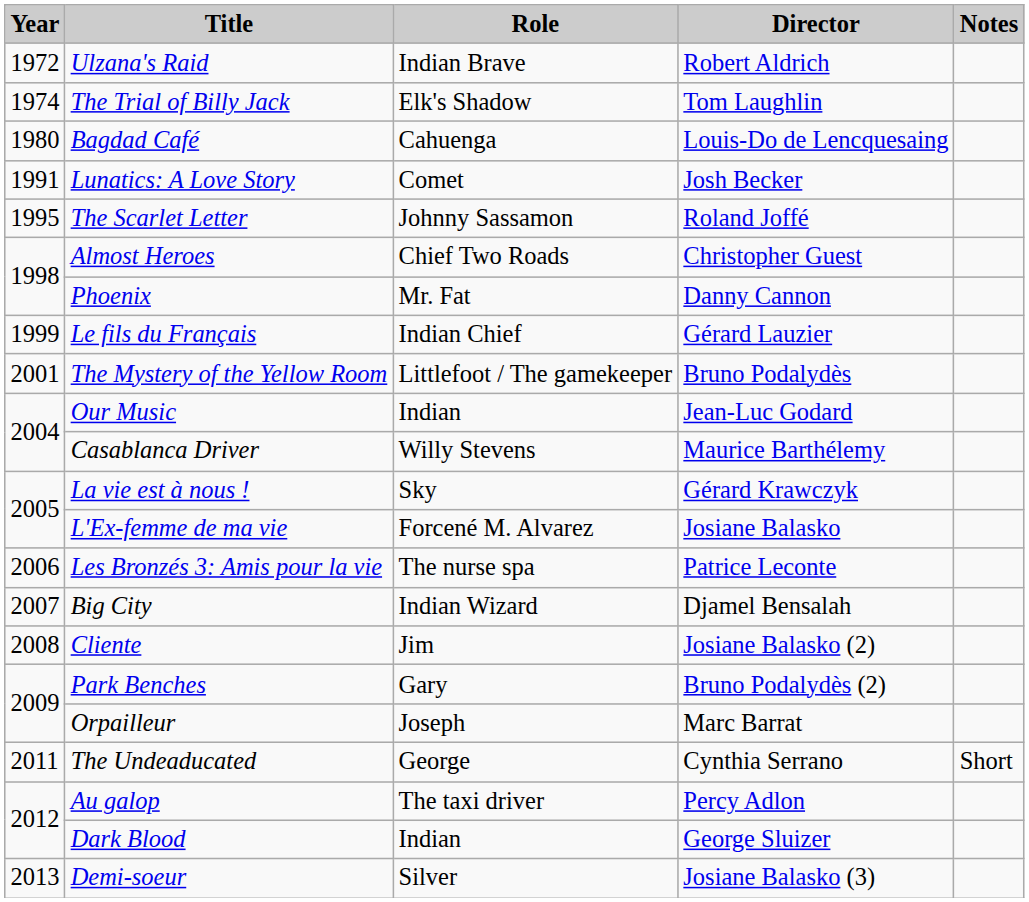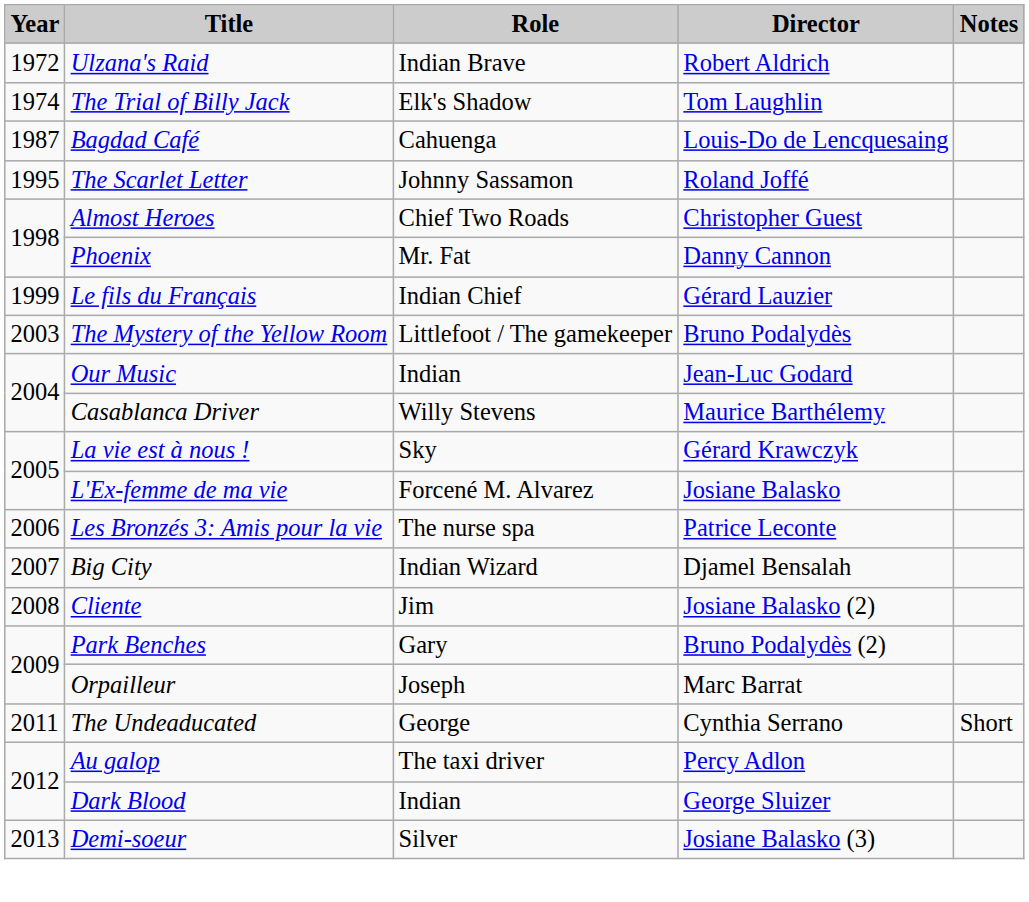(35, 140) 1980 -> (35, 140) 1987
- row: (183, 179)
(35, 373) 2001 -> (35, 334) 2003
